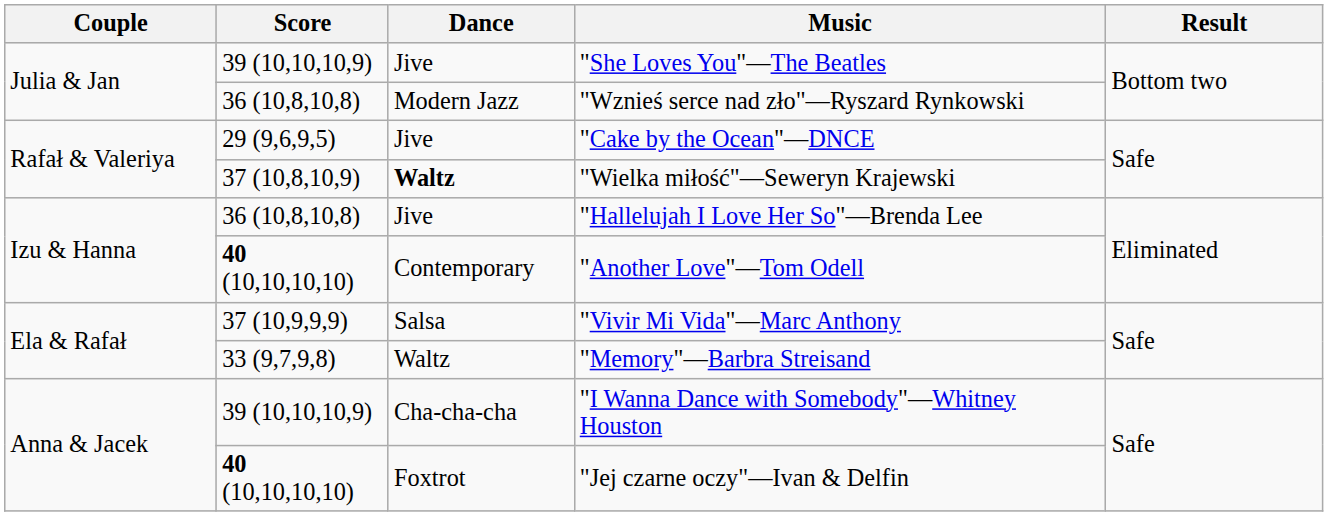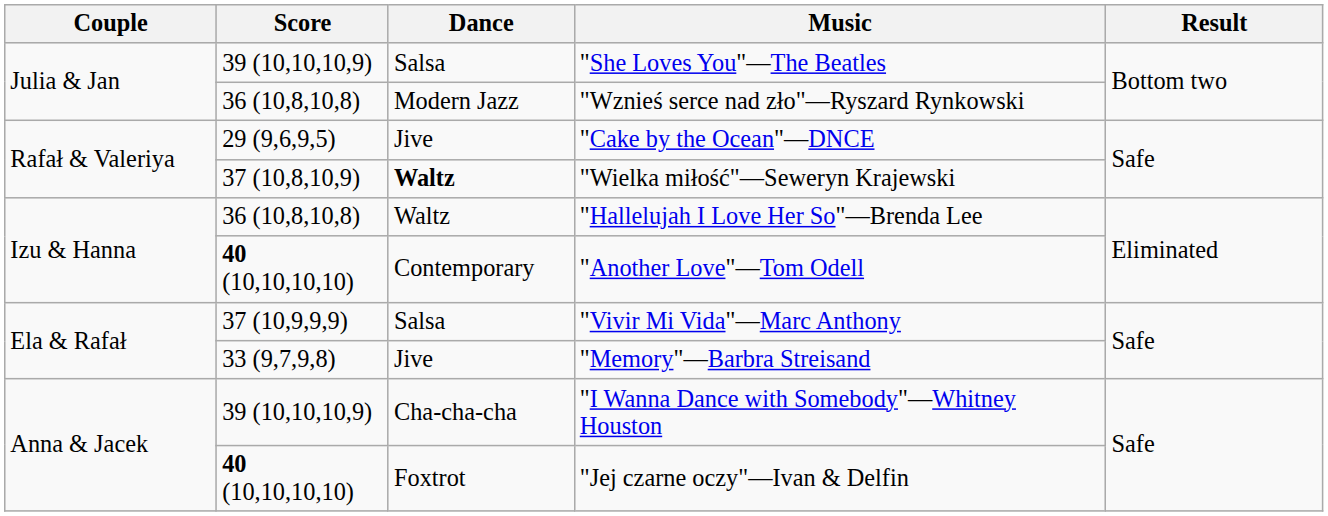(414, 62) Jive -> (420, 62) Salsa
(414, 216) Jive -> (422, 216) Waltz
(422, 359) Waltz -> (414, 359) Jive
